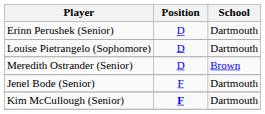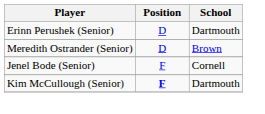- row: (79, 48)
(234, 83) Dartmouth -> (208, 65) Cornell
